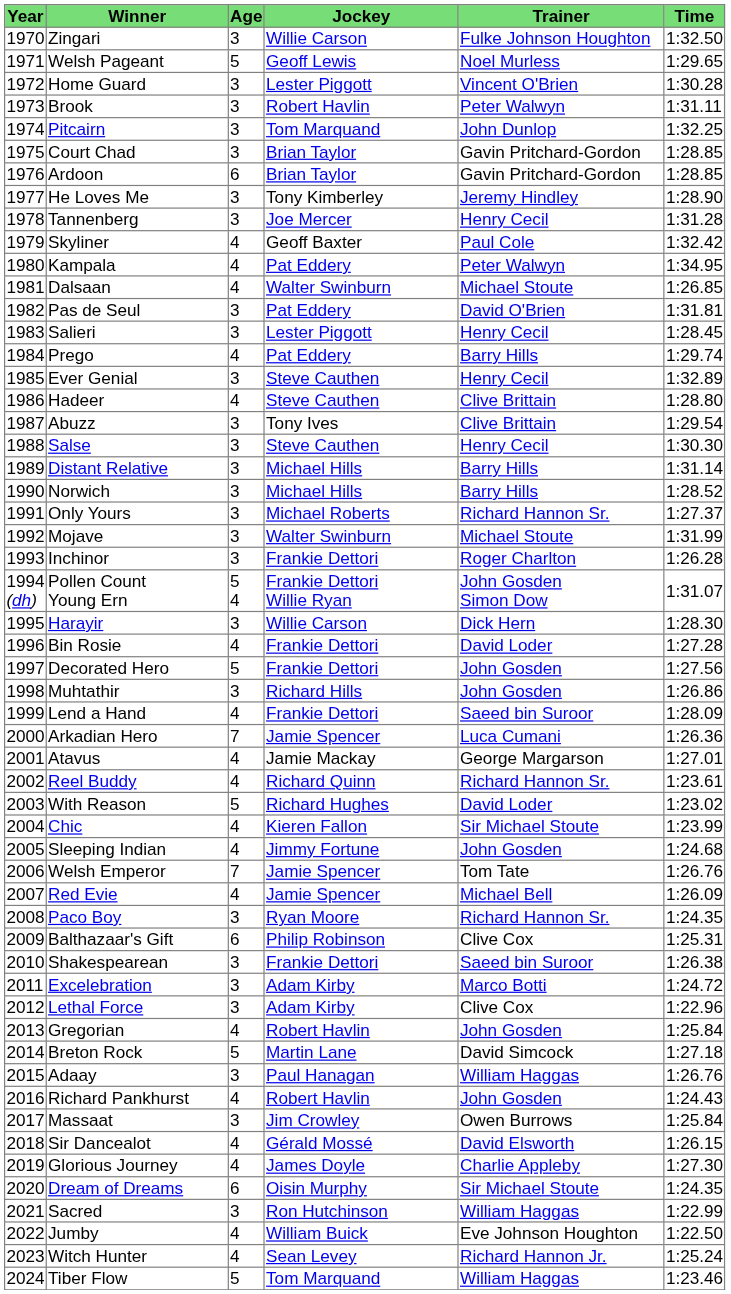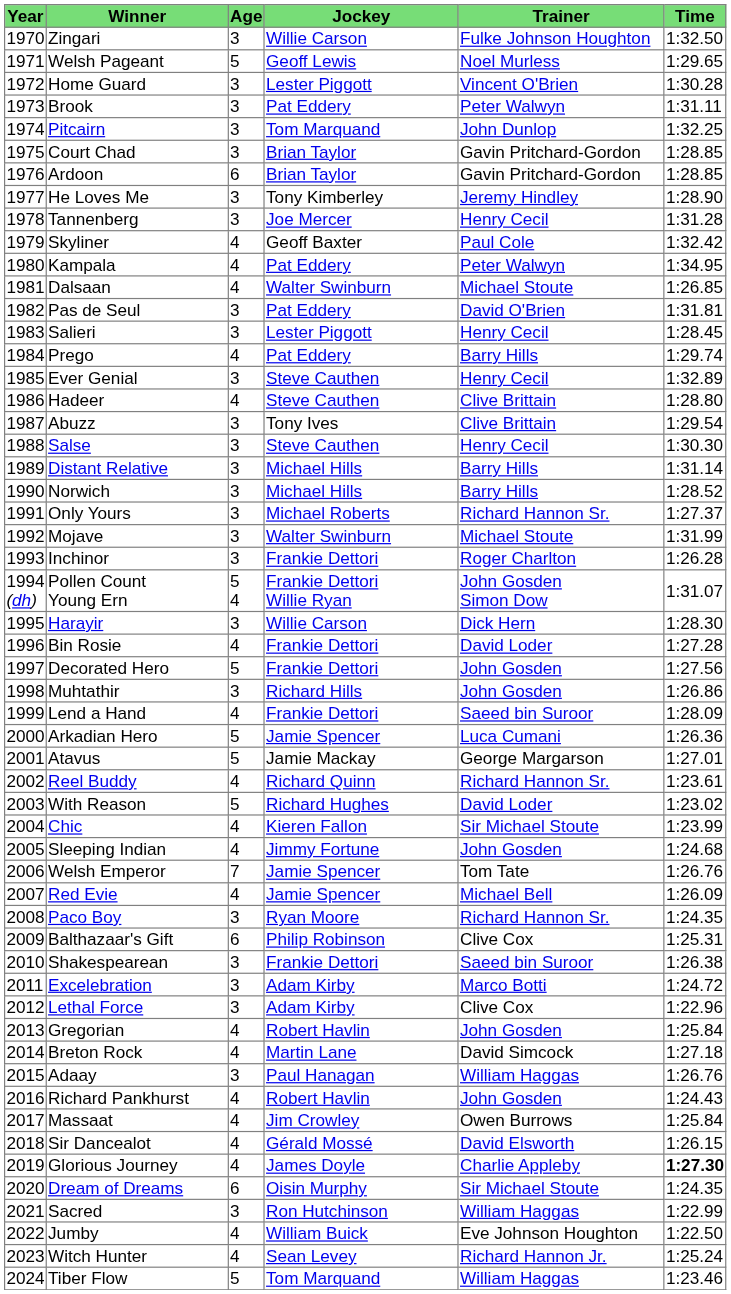(318, 106) Robert Havlin -> (308, 106) Pat Eddery
(235, 736) 7 -> (235, 736) 5
(235, 758) 4 -> (235, 758) 5
(235, 1052) 5 -> (235, 1052) 4
(235, 1120) 3 -> (235, 1120) 4
(694, 1165) normal -> (695, 1165) bold
